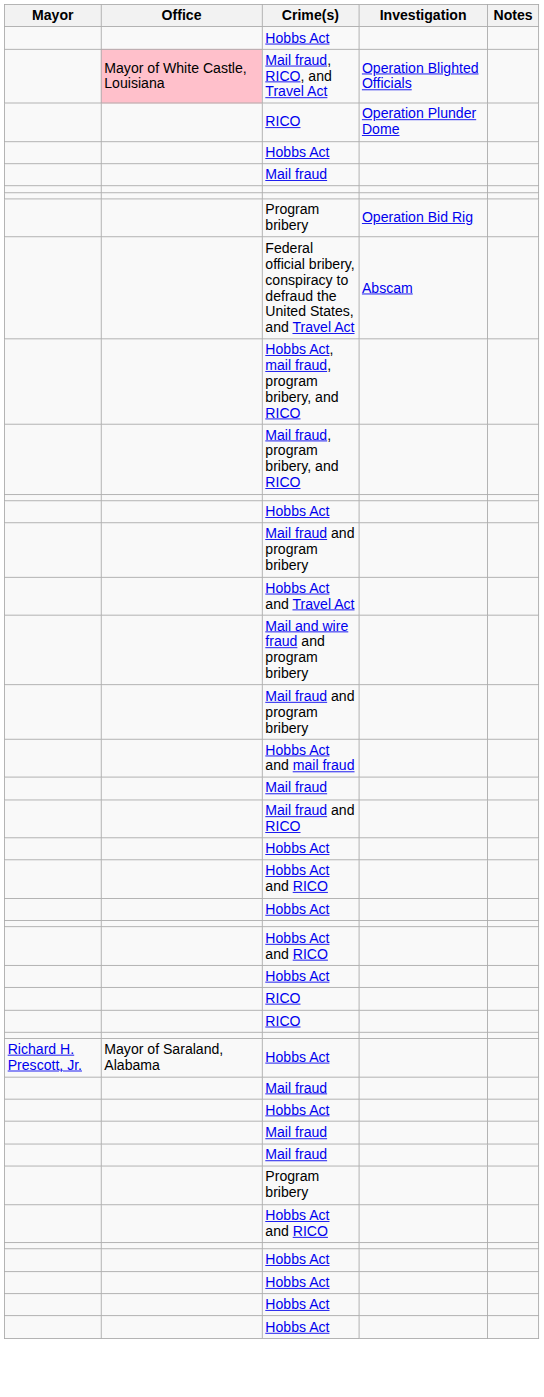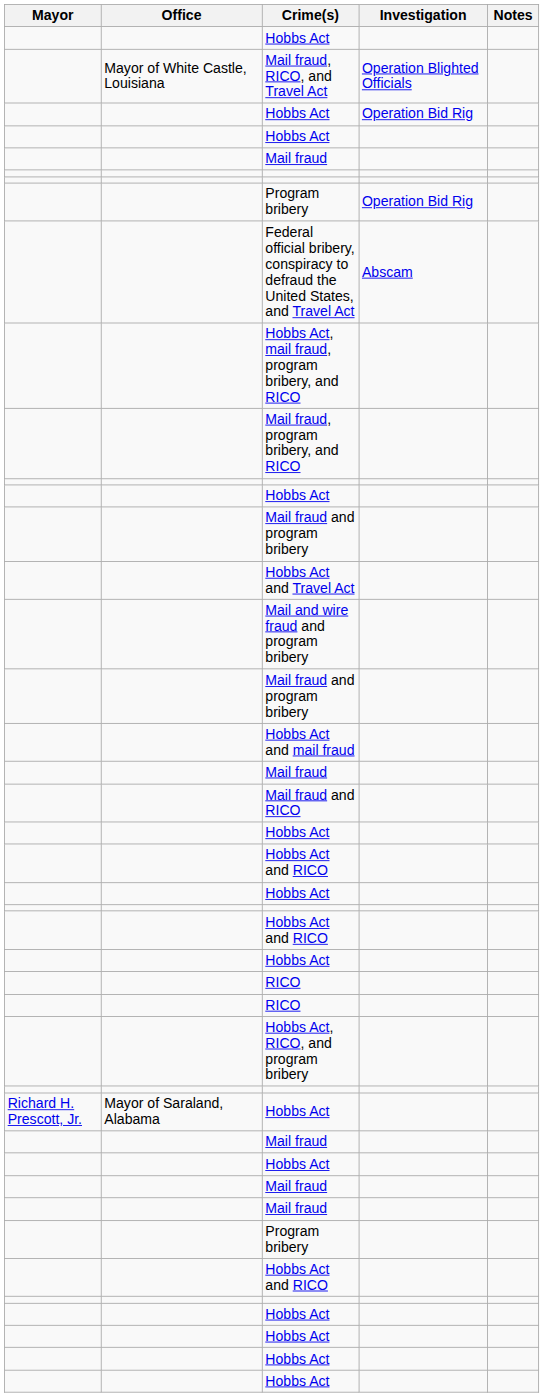(175, 76) pink background -> (175, 76) no background
+ row: (297, 114)
- row: (283, 122)
+ row: (299, 1051)
